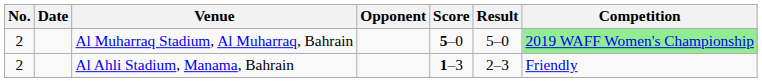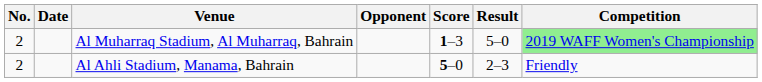(451, 41) 5–0 -> (451, 41) 1–3
(451, 65) 1–3 -> (451, 65) 5–0
